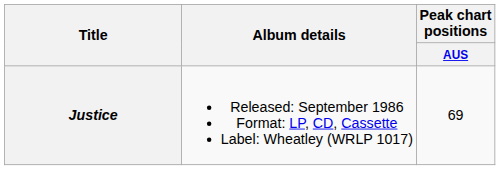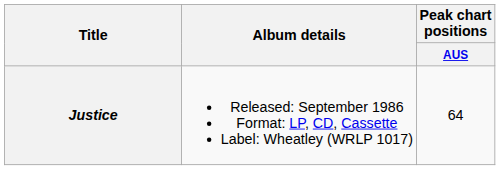(456, 115) 69 -> (456, 115) 64
